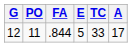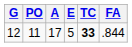columns swapped: (118, 13) <-> (60, 13)
(98, 32) normal -> (88, 32) bold
